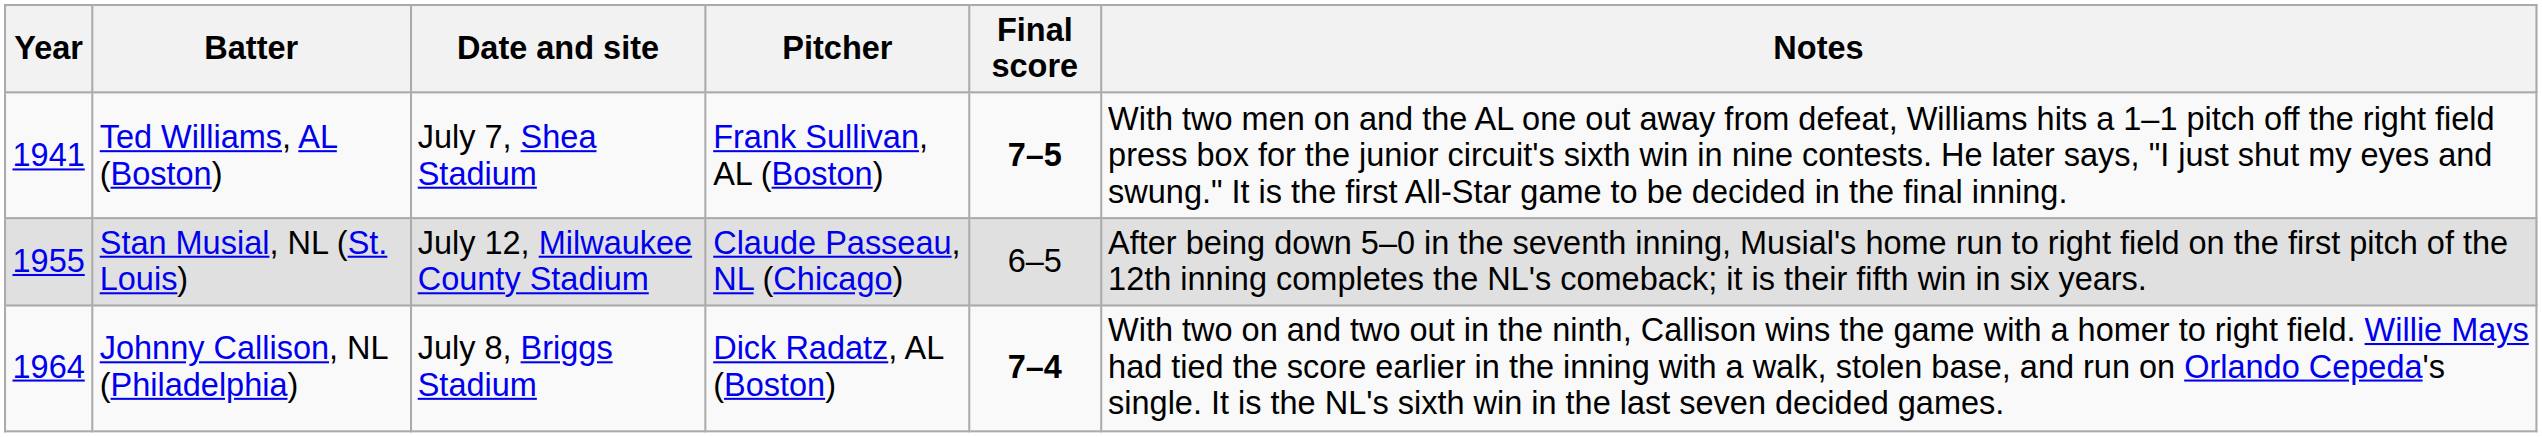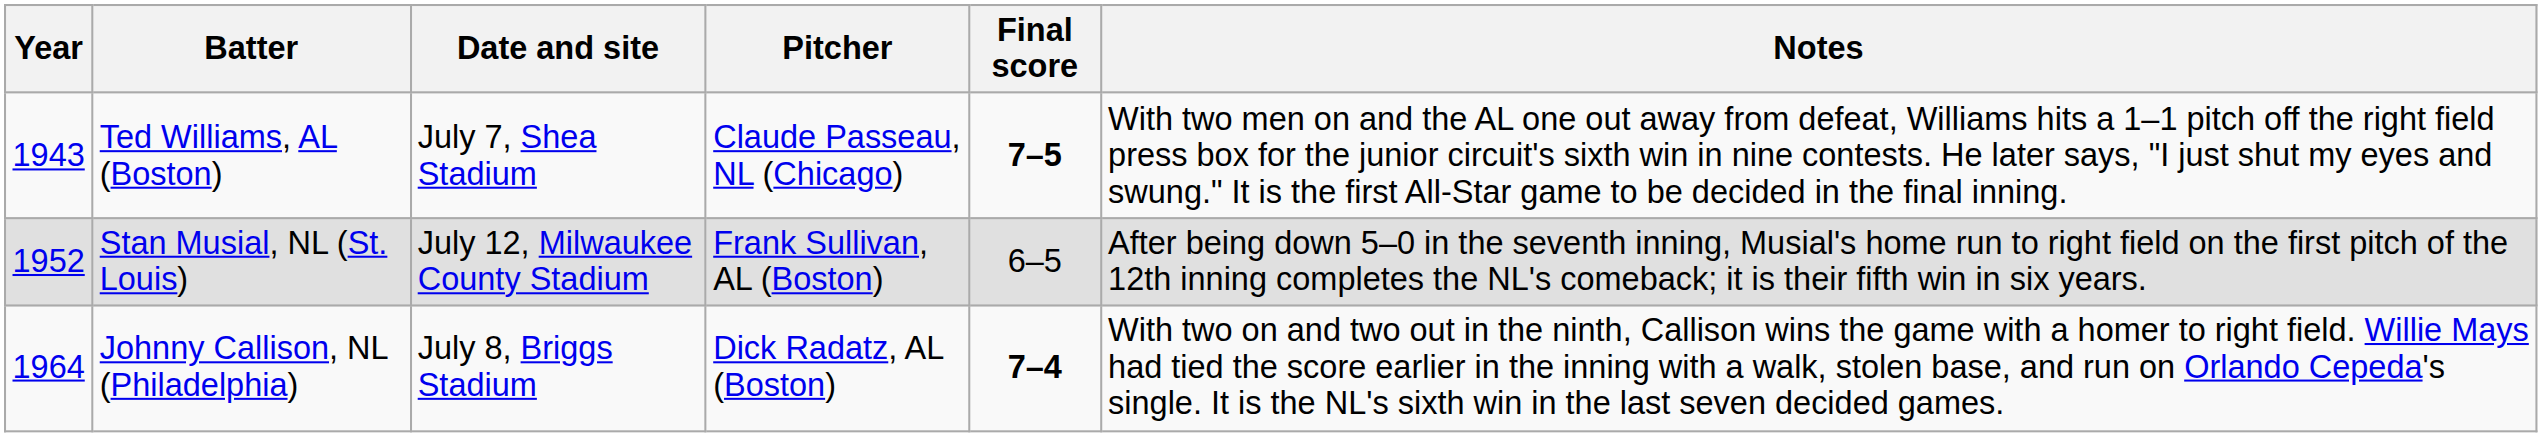(49, 154) 1941 -> (49, 154) 1943
(821, 154) Frank Sullivan, AL (Boston) -> (837, 154) Claude Passeau, NL (Chicago)
(49, 261) 1955 -> (49, 261) 1952
(837, 261) Claude Passeau, NL (Chicago) -> (821, 261) Frank Sullivan, AL (Boston)
